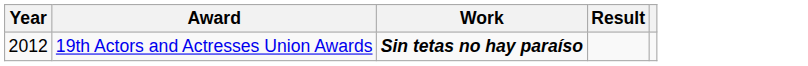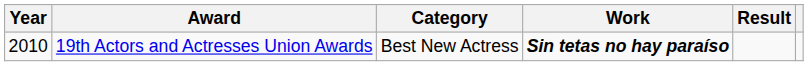+ column: (450, 18)
(28, 46) 2012 -> (28, 46) 2010
